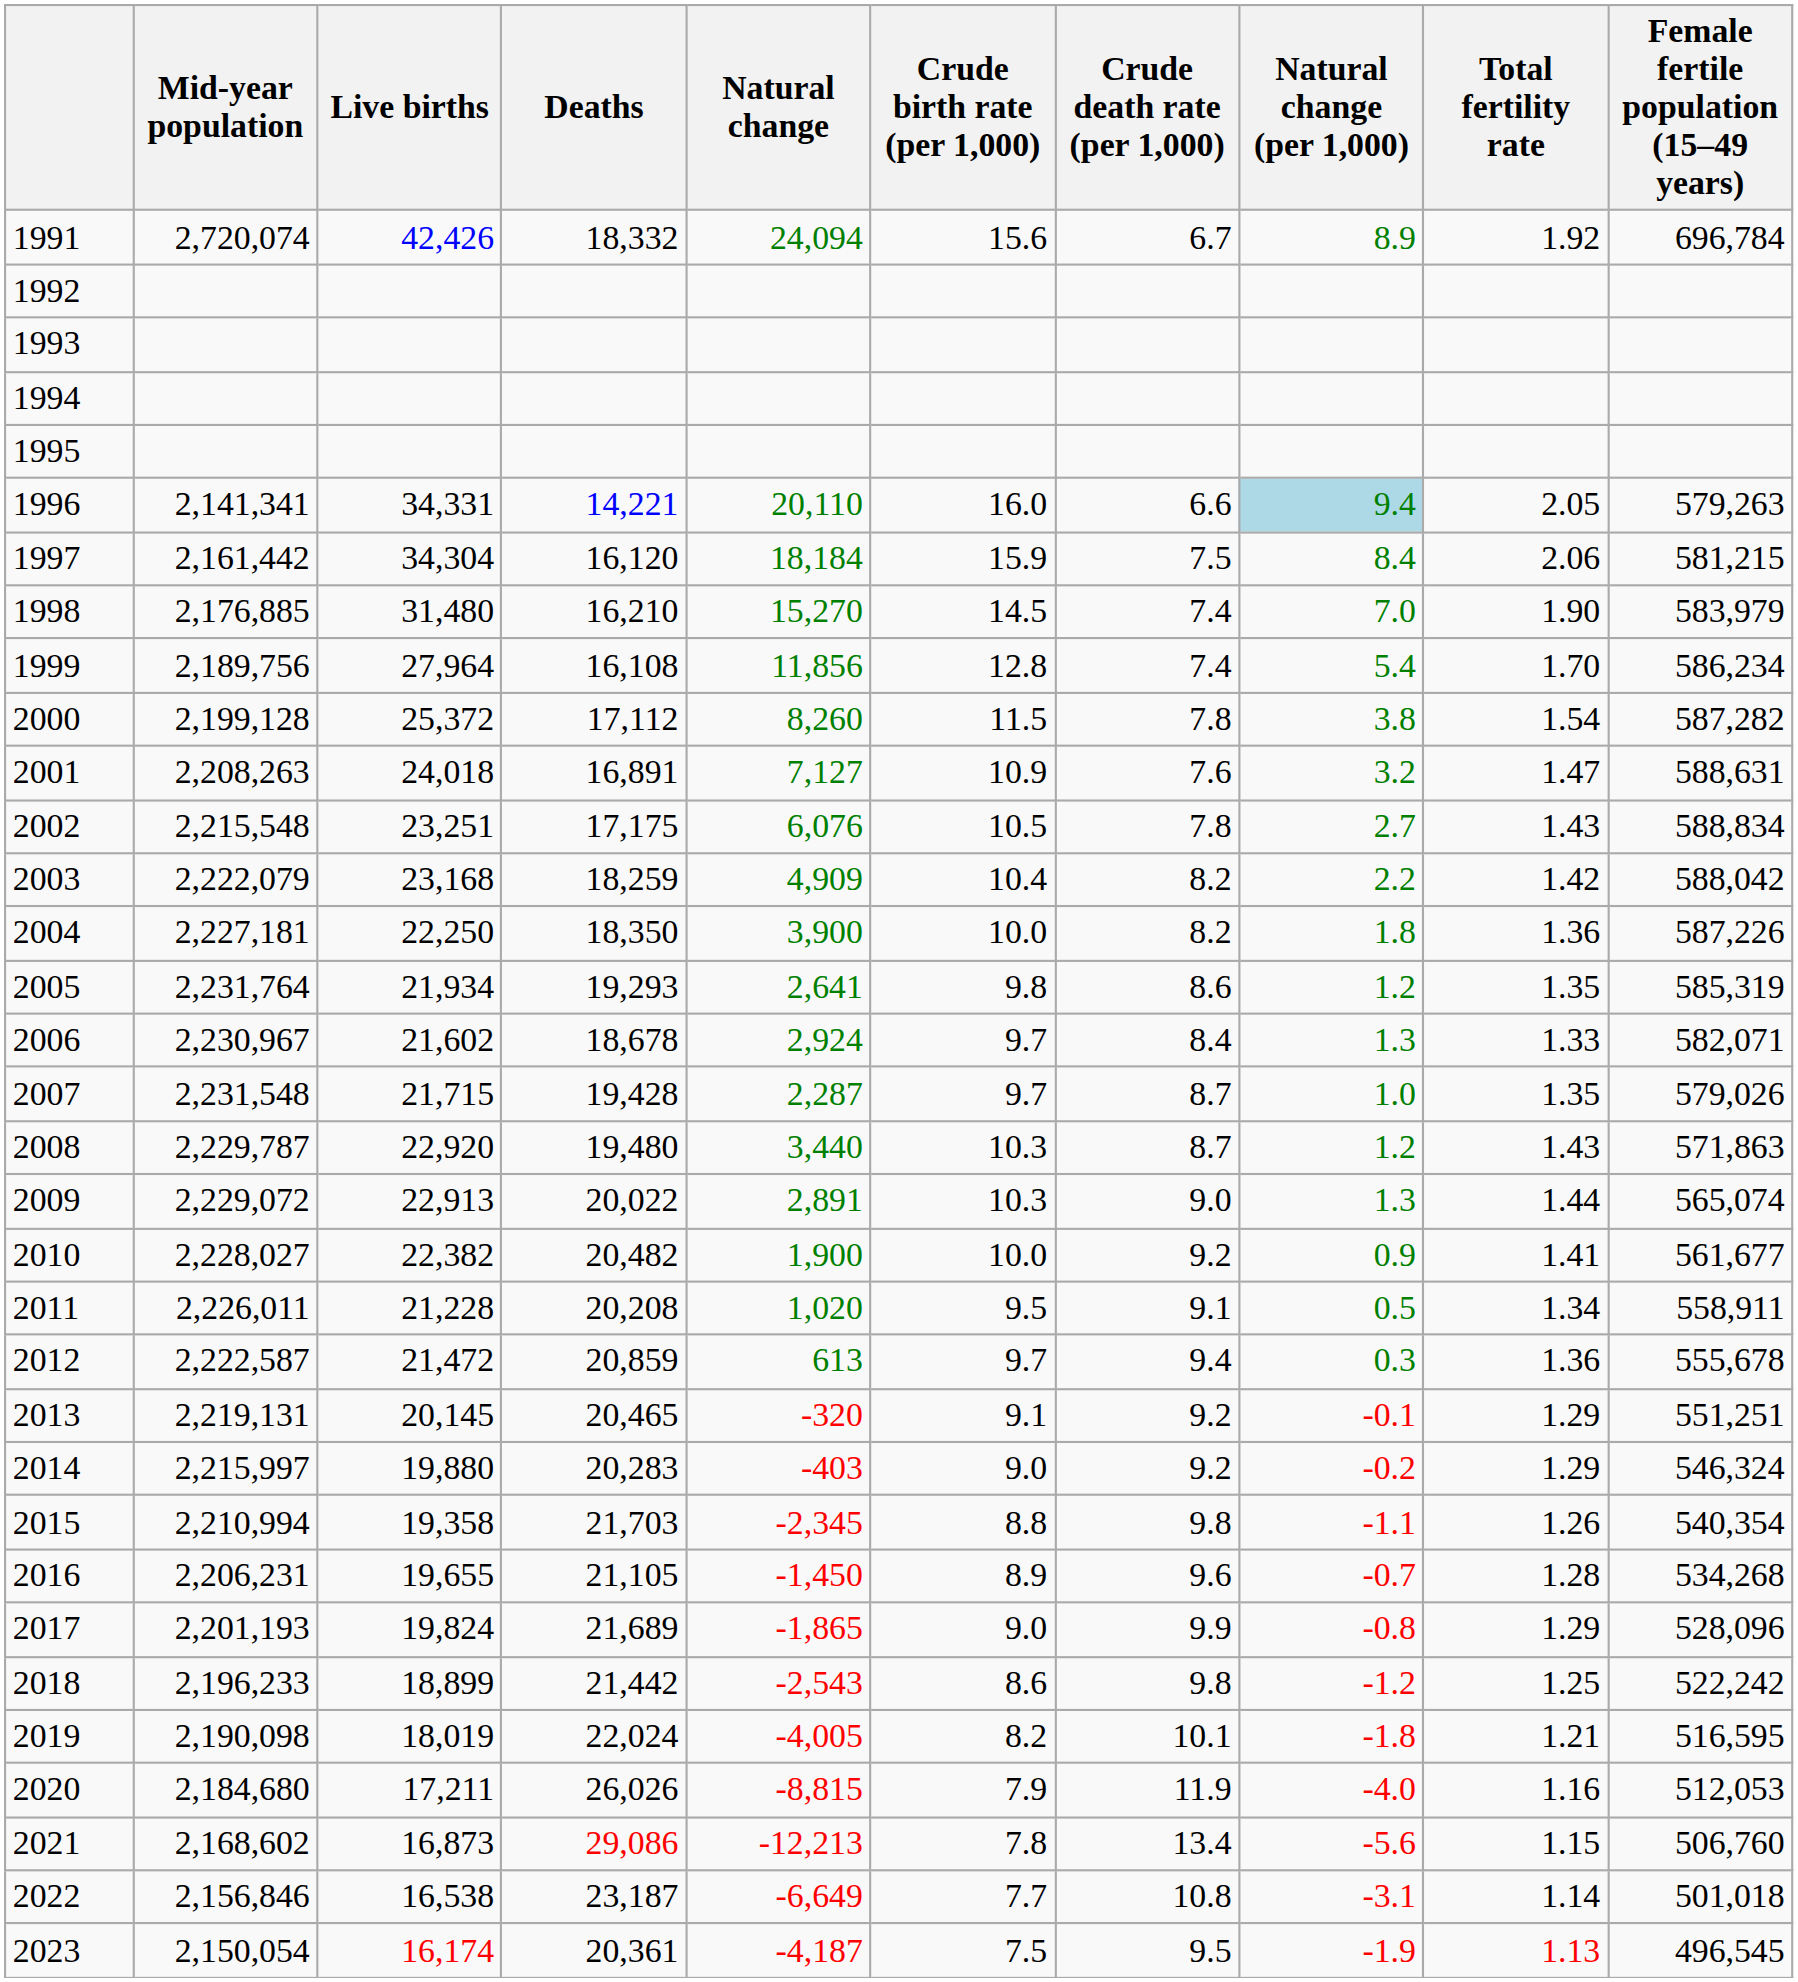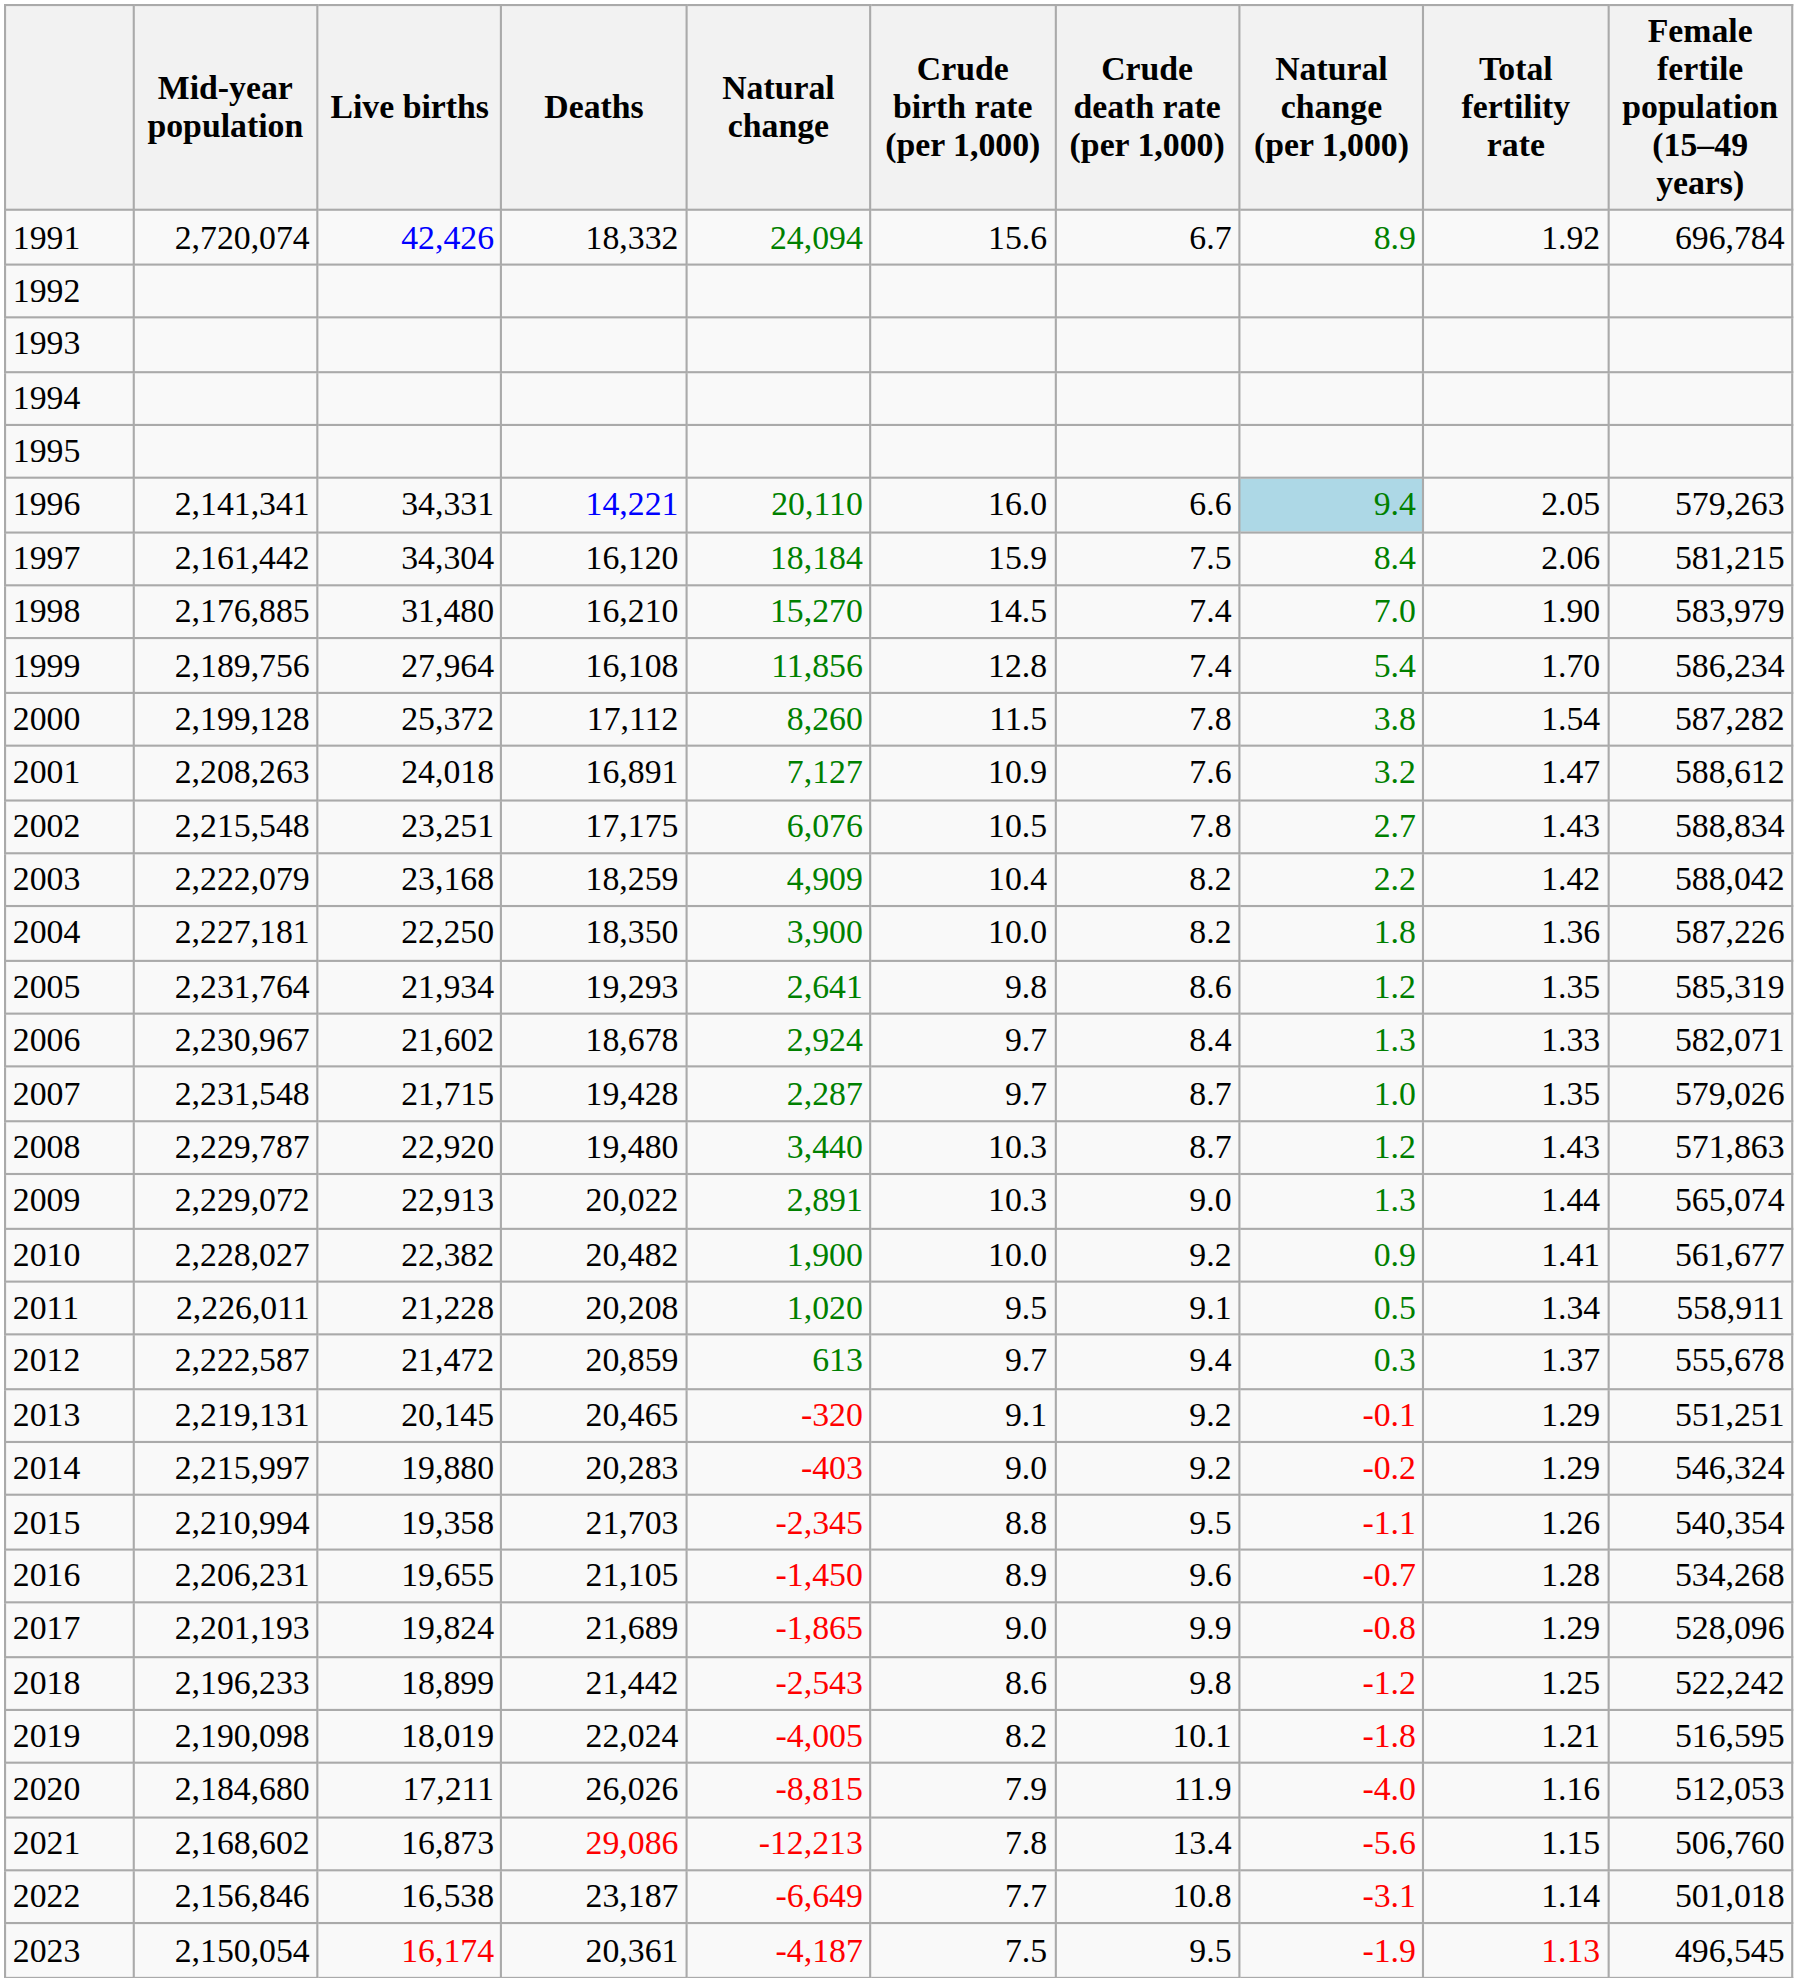(1730, 772) 588,631 -> (1730, 772) 588,612
(1571, 1361) 1.36 -> (1571, 1361) 1.37
(1210, 1521) 9.8 -> (1210, 1521) 9.5
